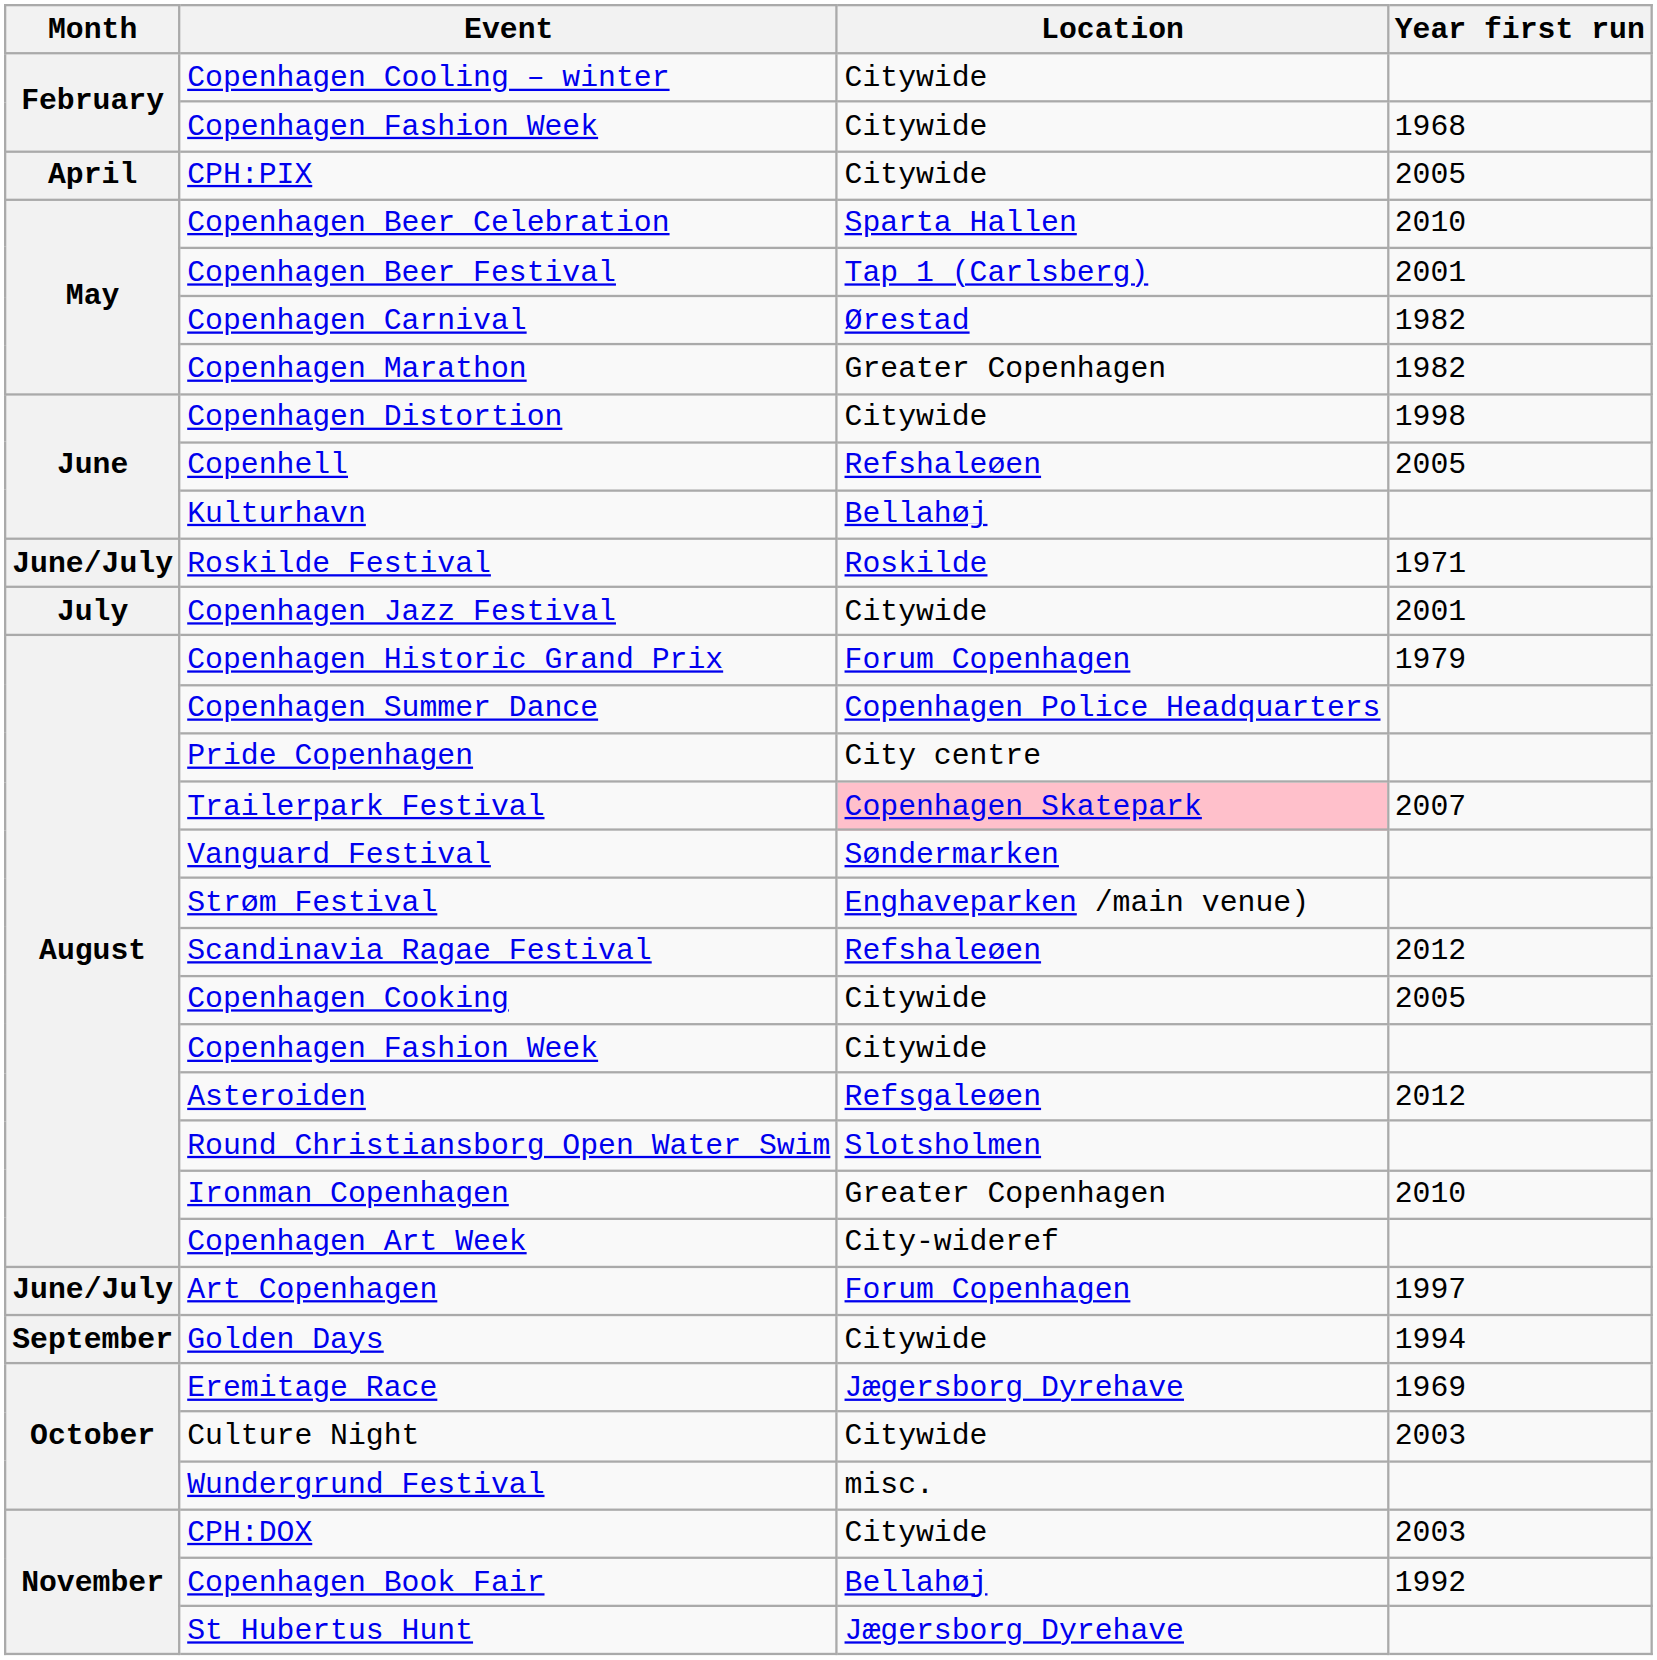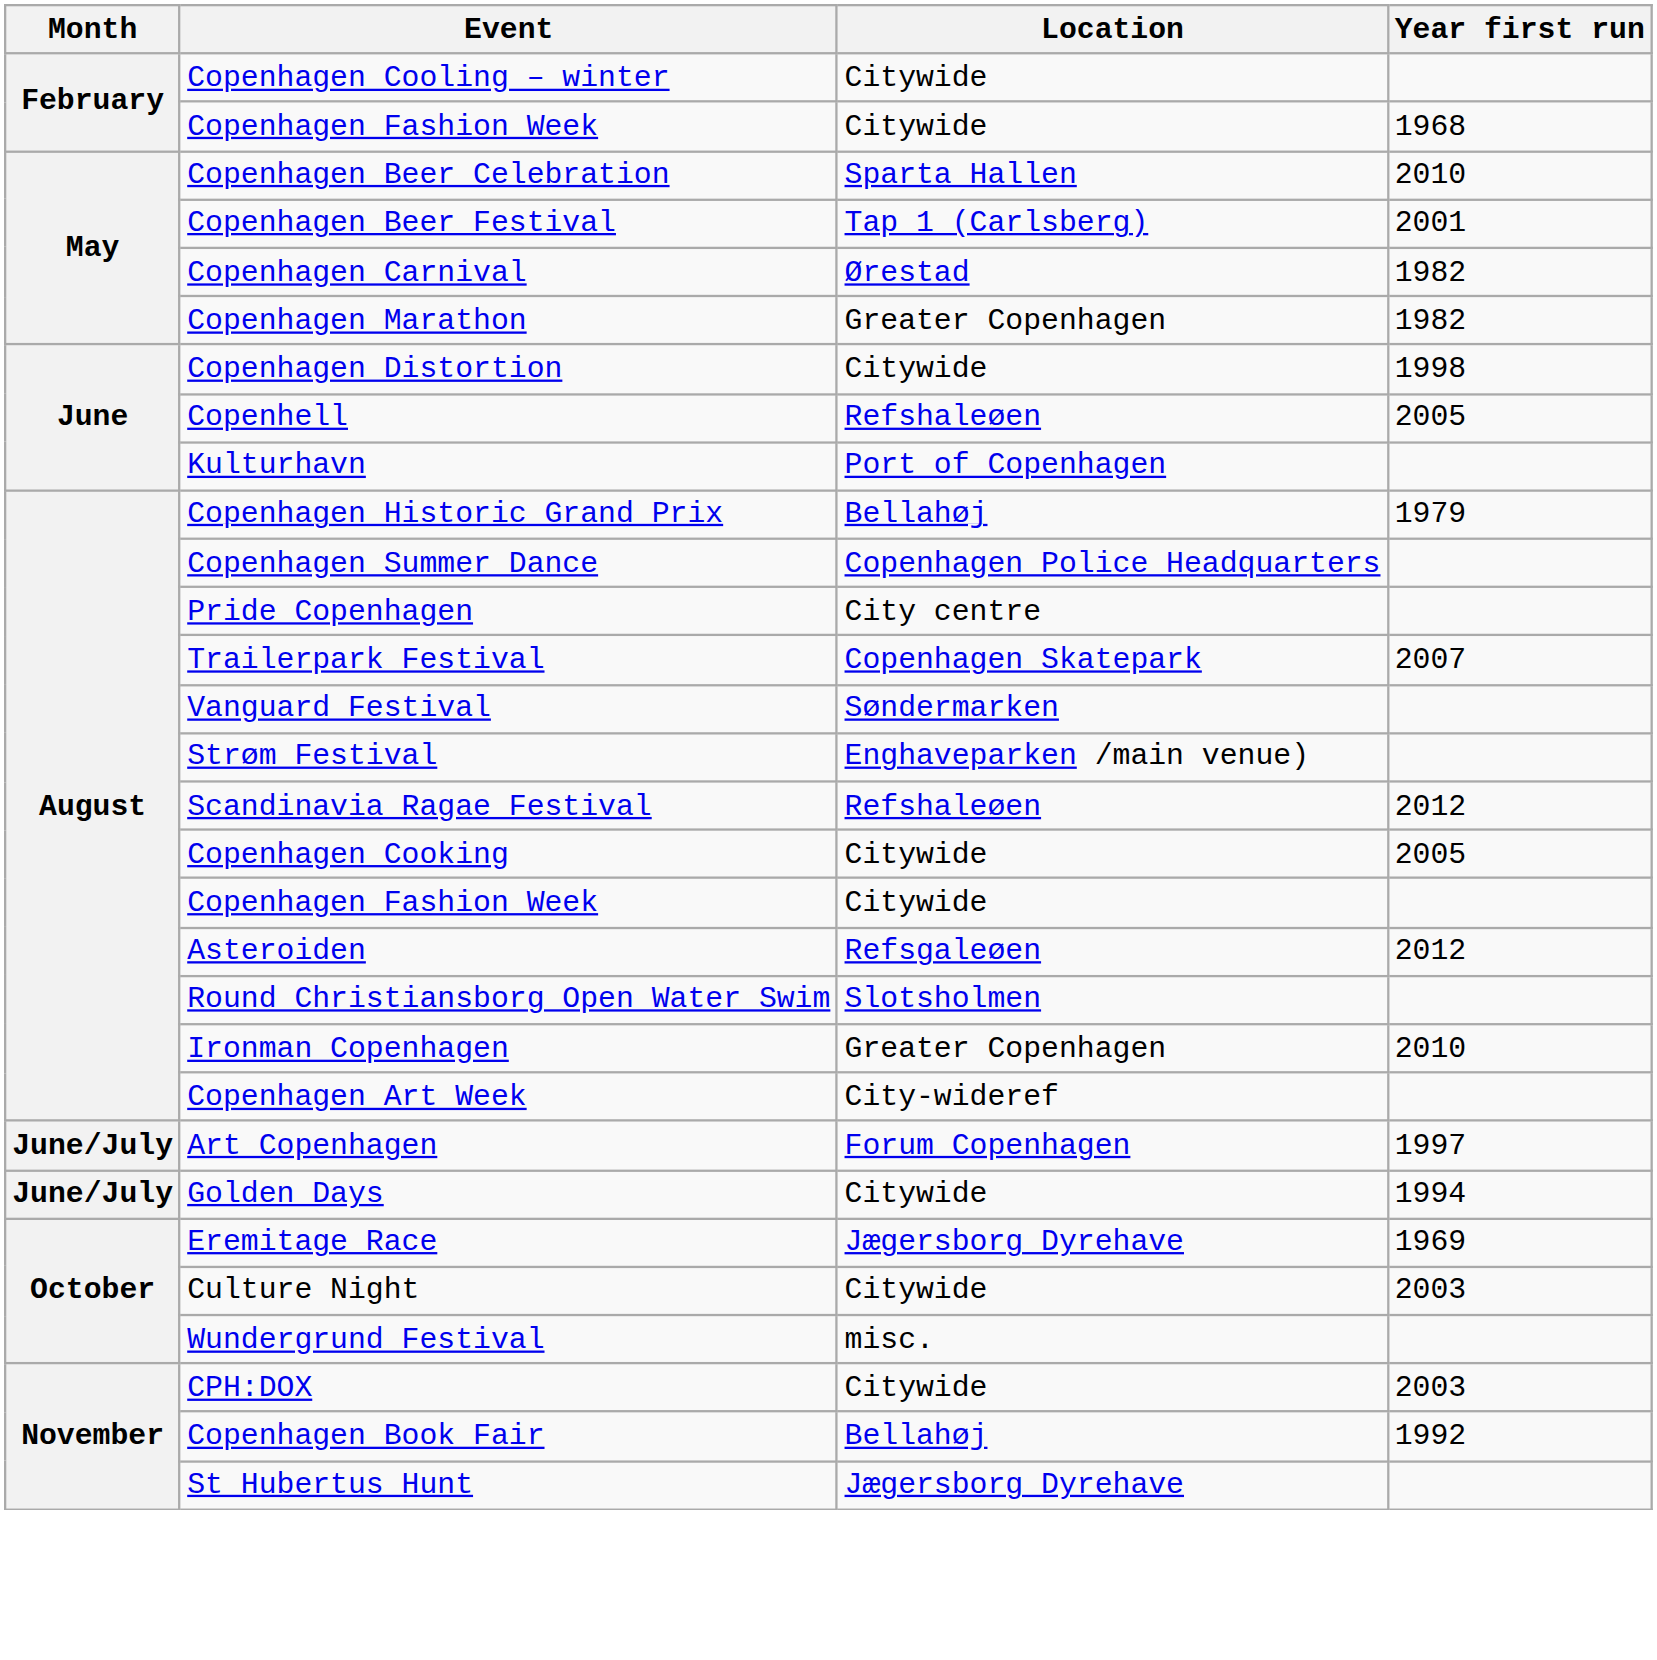- row: (250, 175)
(916, 515) Bellahøj -> (1005, 466) Port of Copenhagen
- row: (339, 563)
- row: (402, 612)
(987, 660) Forum Copenhagen -> (916, 515) Bellahøj
(1023, 806) pink background -> (1023, 660) no background
(93, 1339) September -> (93, 1194) June/July
